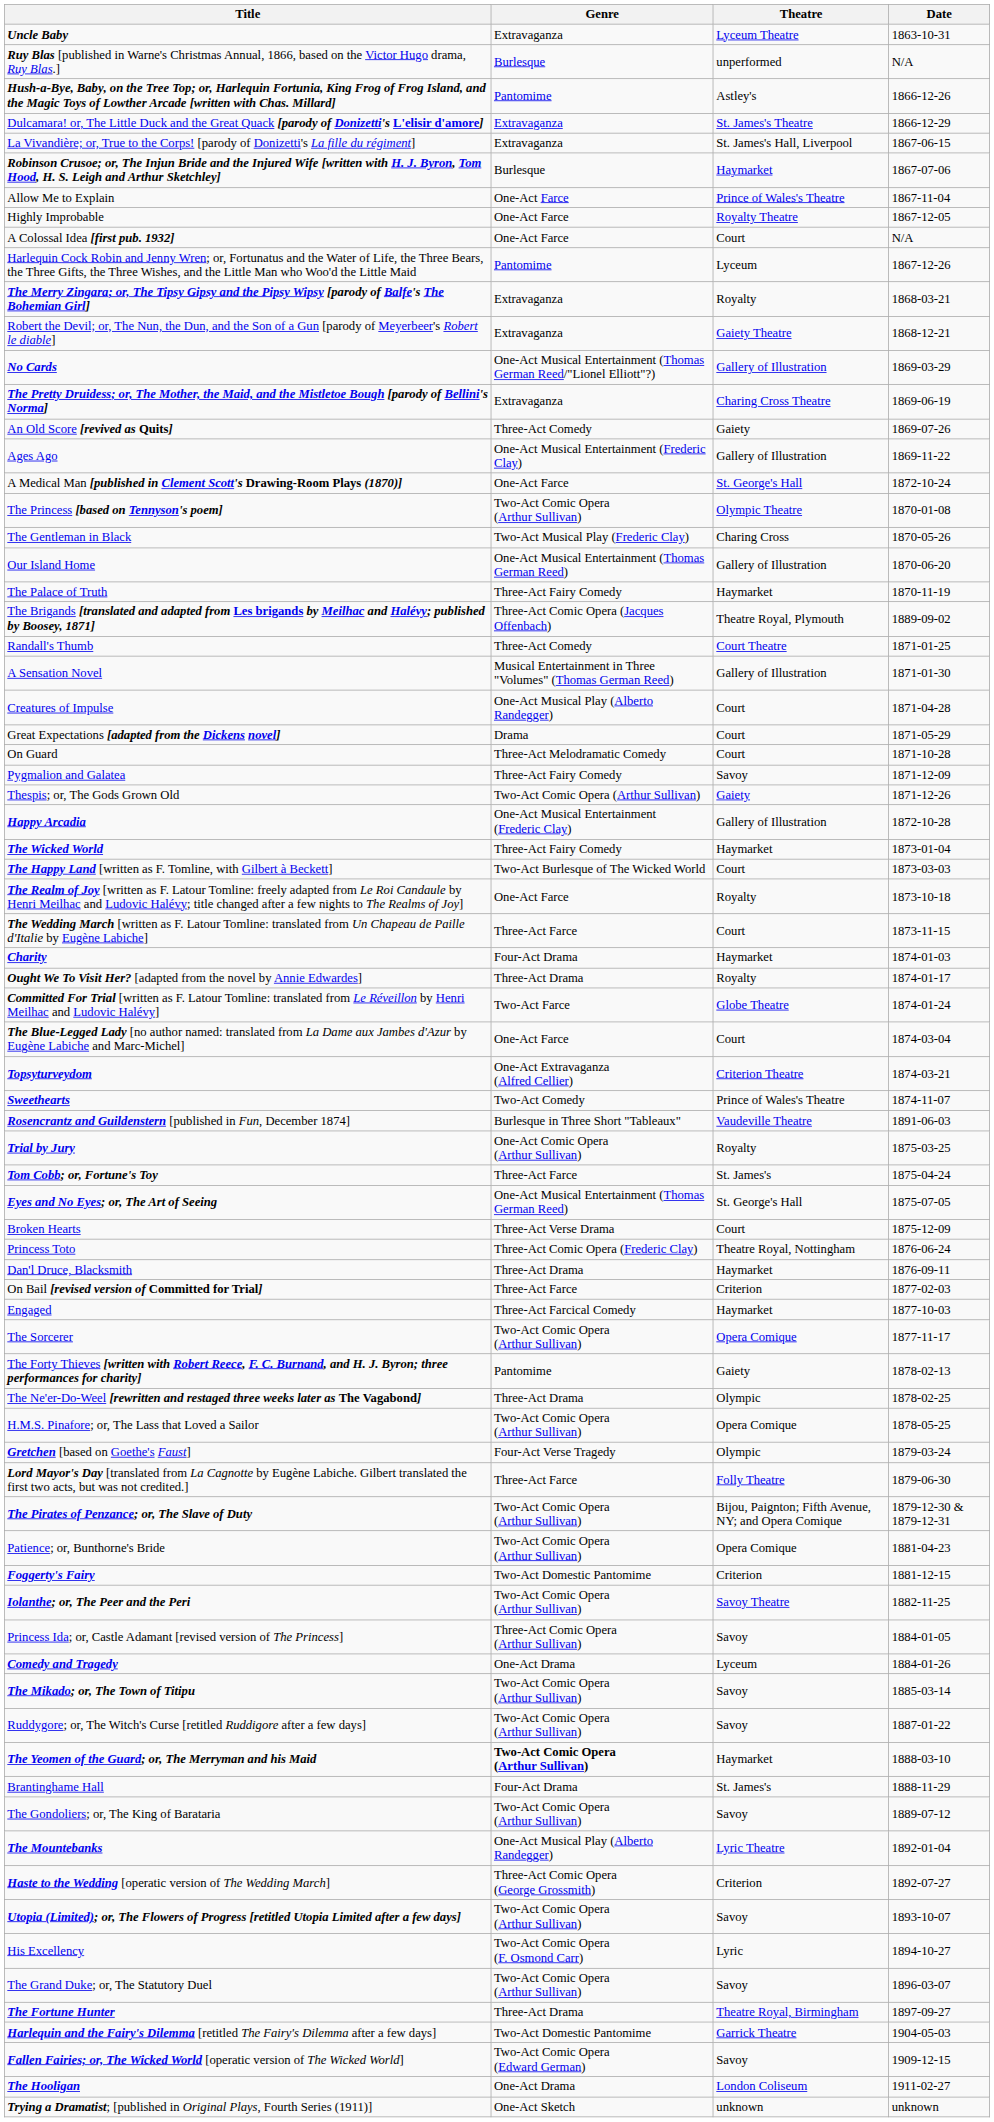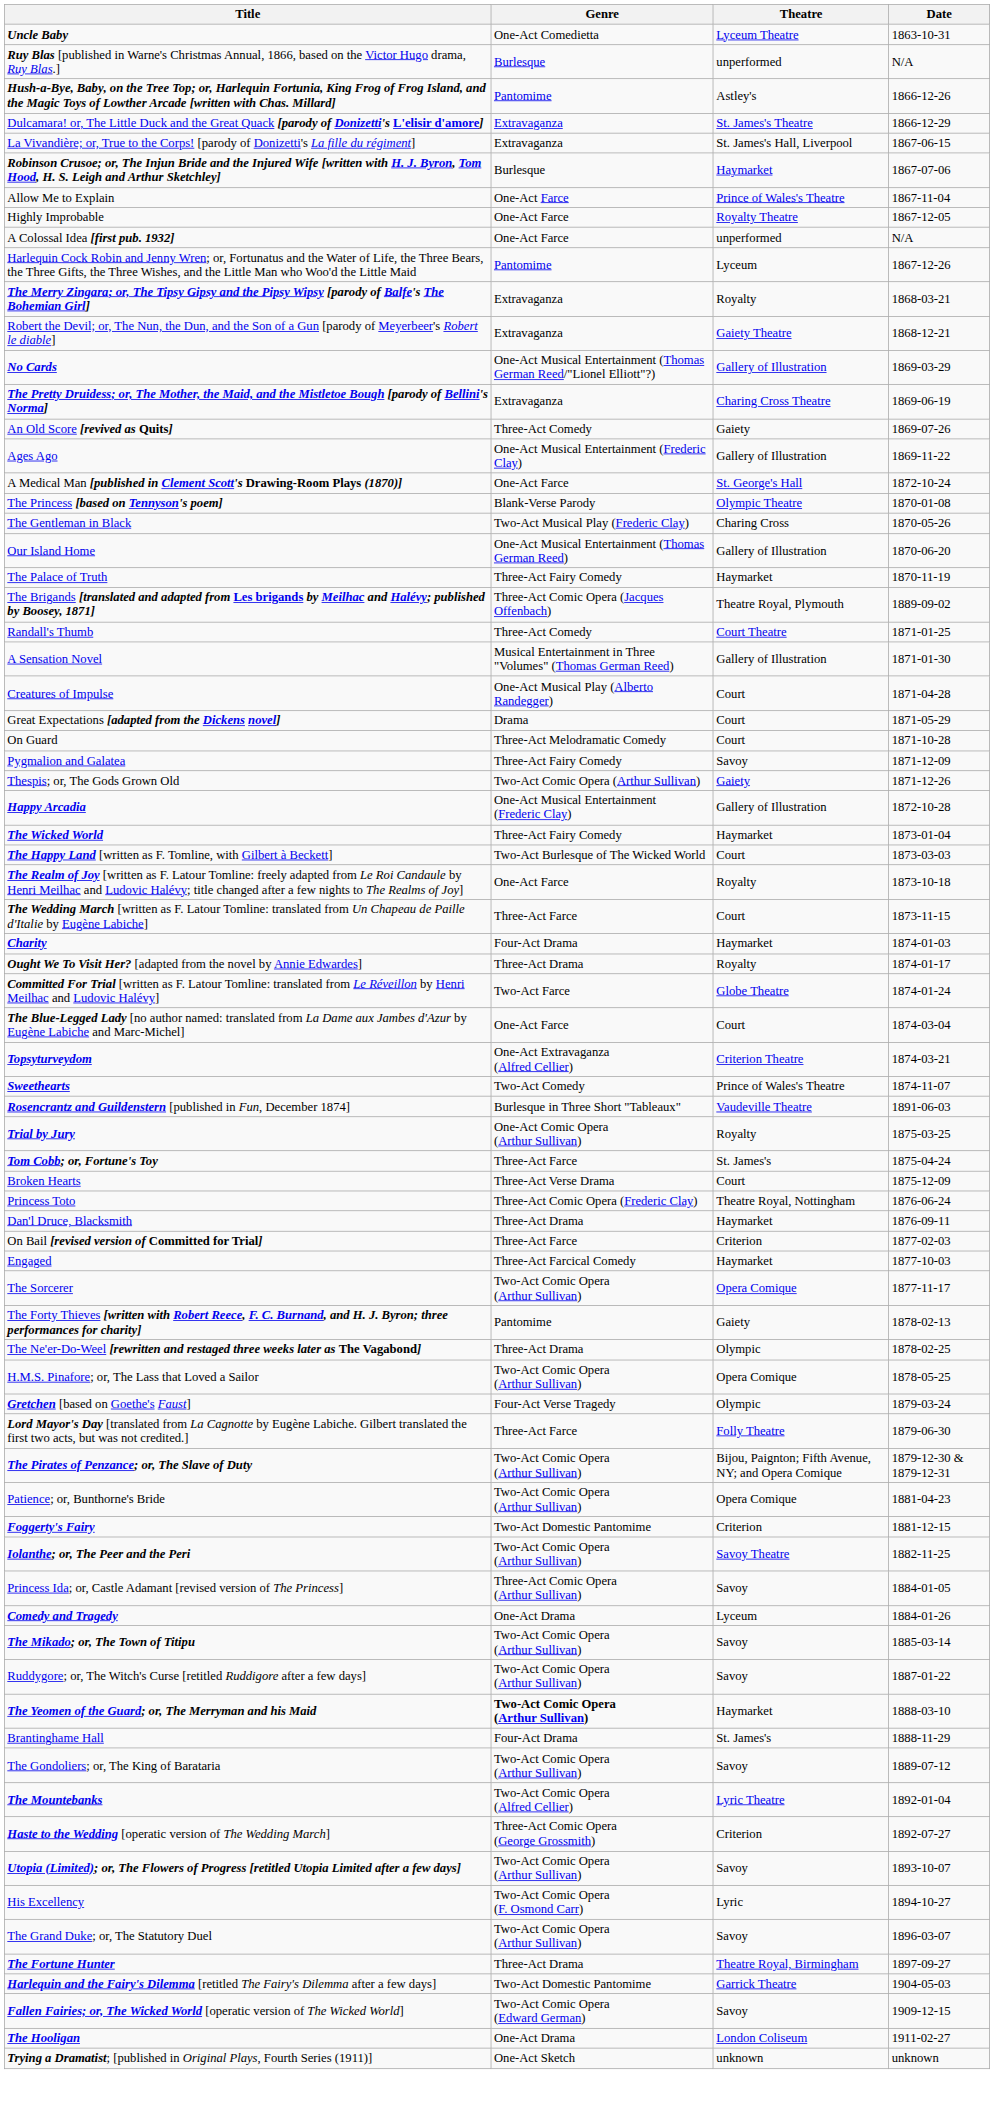(528, 34) Extravaganza -> (546, 34) One-Act Comedietta
(731, 237) Court -> (749, 237) unperformed
(552, 510) Two-Act Comic Opera (Arthur Sullivan) -> (545, 503) Blank-Verse Parody
- row: (112, 1202)
(573, 1848) One-Act Musical Play (Alberto Randegger) -> (552, 1799) Two-Act Comic Opera (Alfred Cellier)
